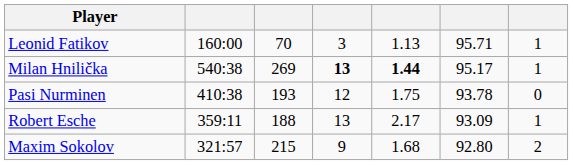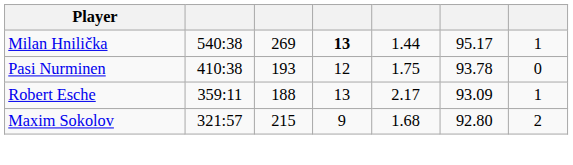- row: (58, 43)
(406, 69) bold -> (406, 43) normal
